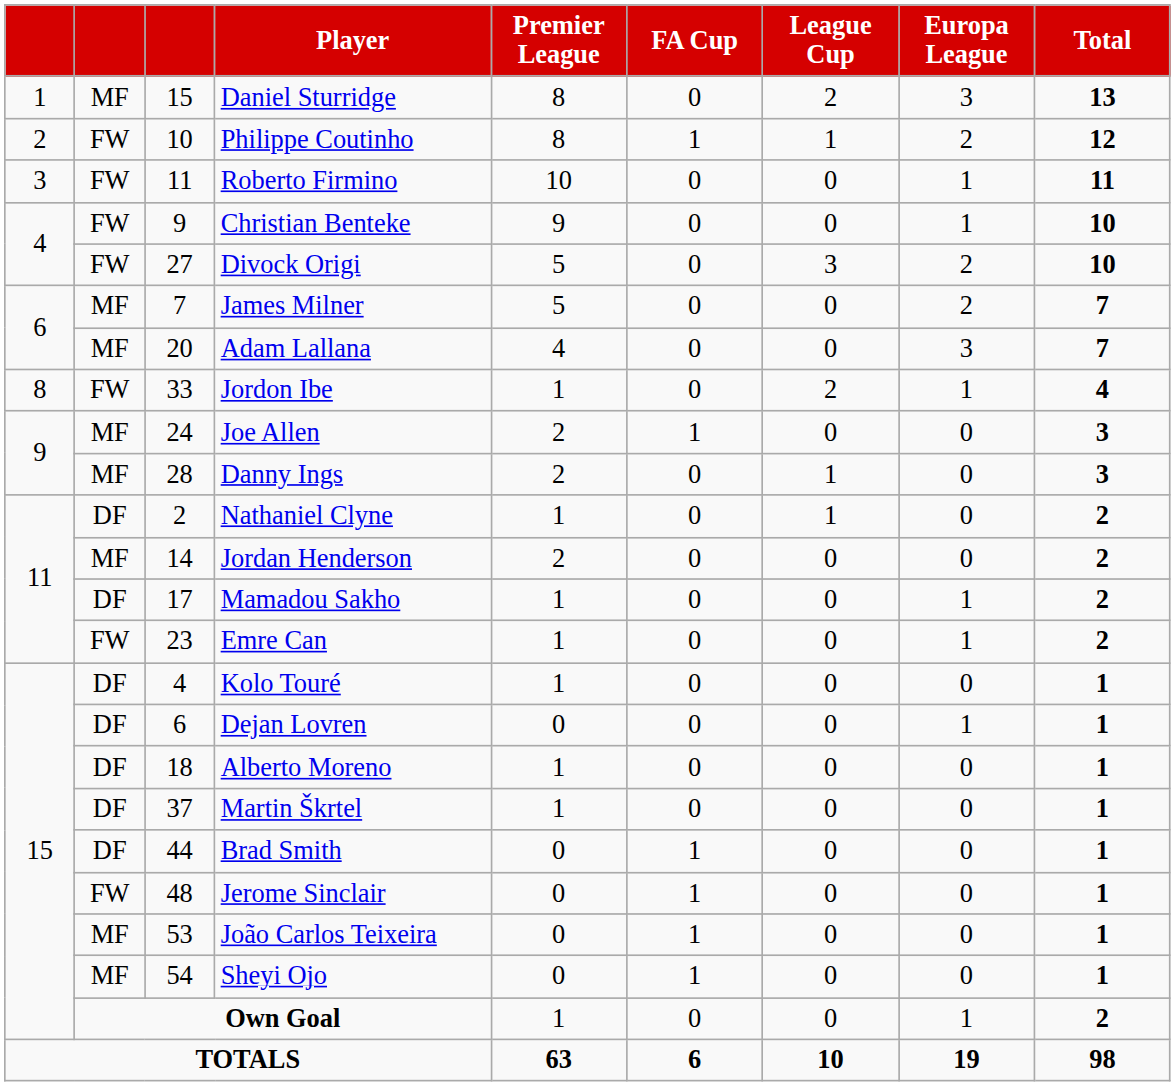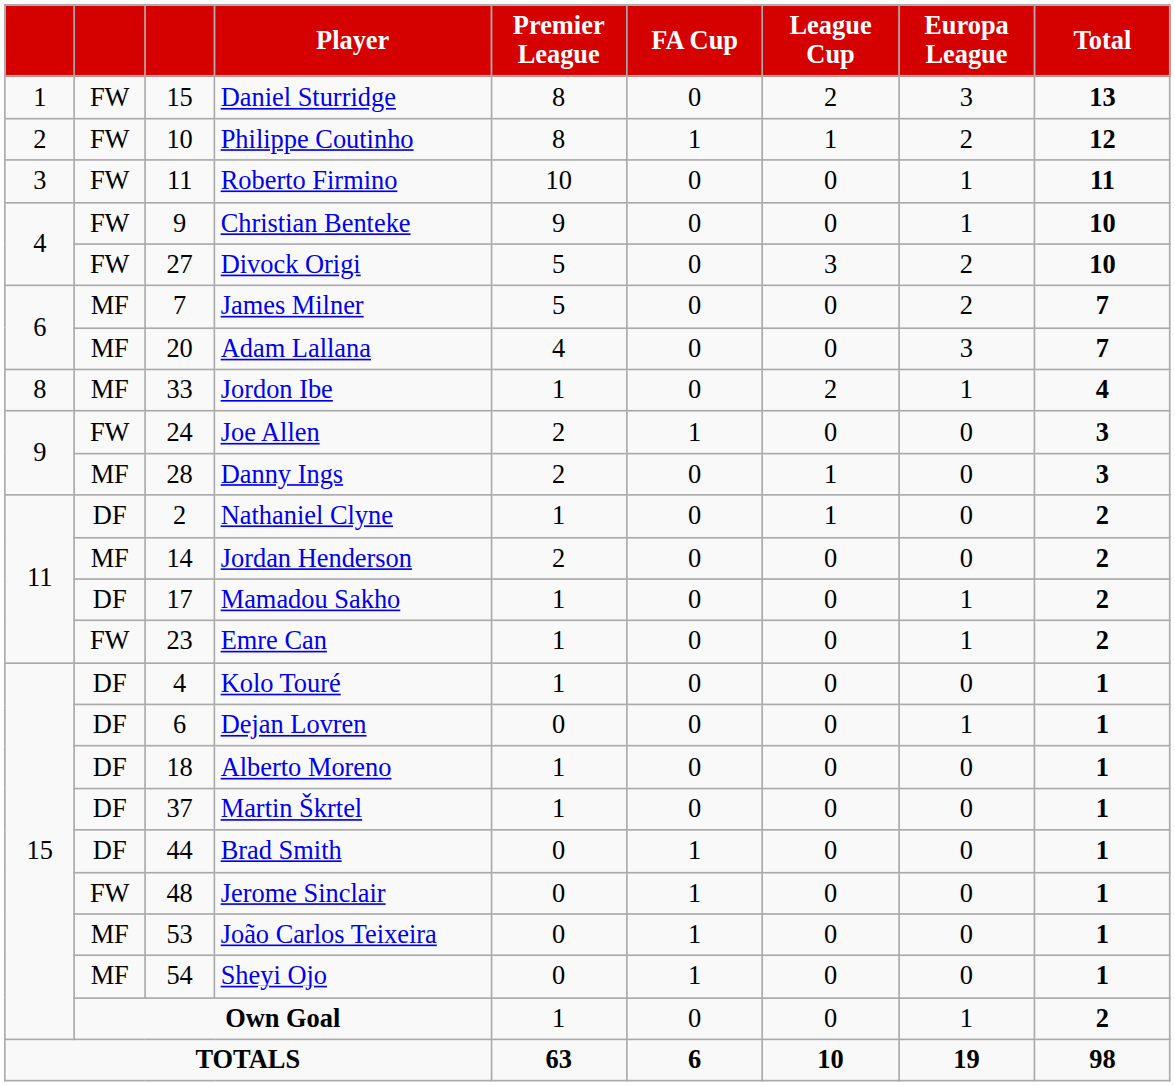(110, 97) MF -> (110, 97) FW
(110, 390) FW -> (110, 390) MF
(110, 431) MF -> (110, 431) FW
